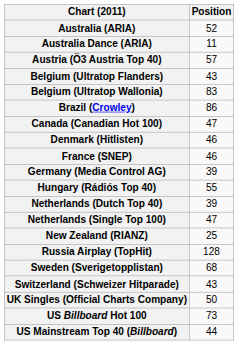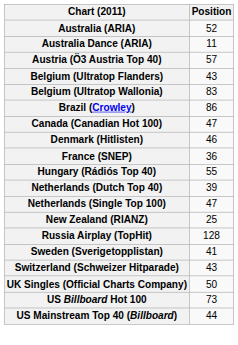(212, 156) 46 -> (212, 156) 36
- row: (97, 172)
(212, 268) 68 -> (212, 252) 41
